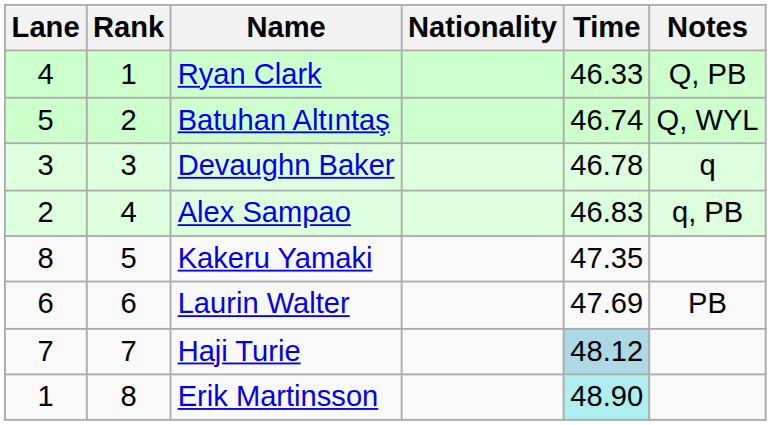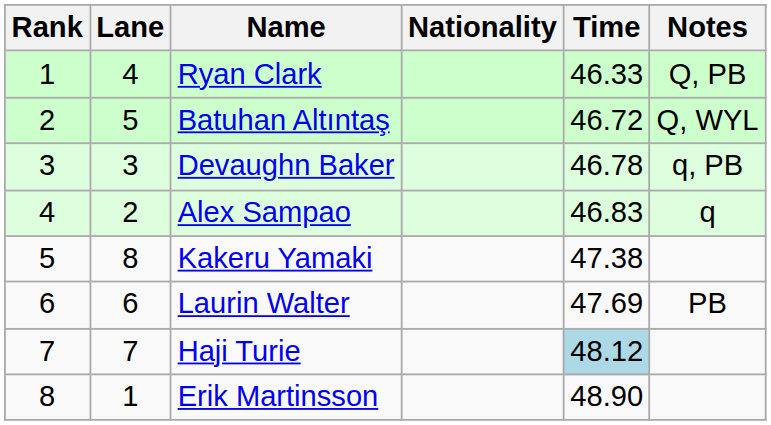columns swapped: (129, 27) <-> (46, 27)
(607, 119) 46.74 -> (607, 119) 46.72
(708, 166) q -> (708, 166) q, PB
(708, 212) q, PB -> (708, 212) q
(607, 258) 47.35 -> (607, 258) 47.38
(607, 397) paleturquoise background -> (607, 397) no background
